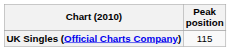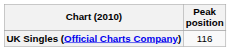(205, 38) 115 -> (205, 38) 116
